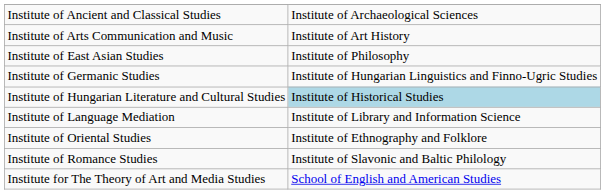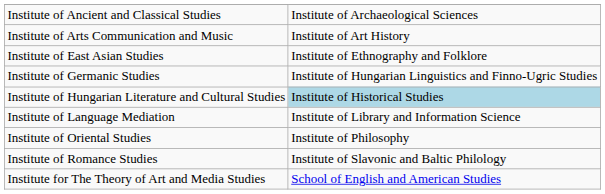(350, 55) Institute of Philosophy -> (389, 55) Institute of Ethnography and Folklore
(389, 138) Institute of Ethnography and Folklore -> (350, 138) Institute of Philosophy
